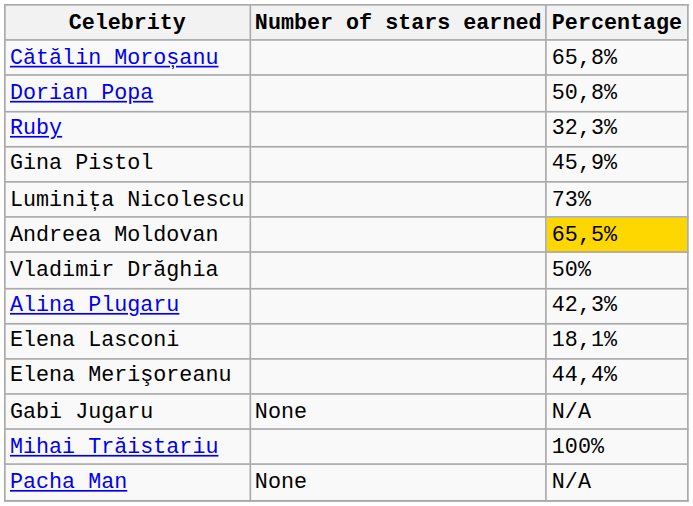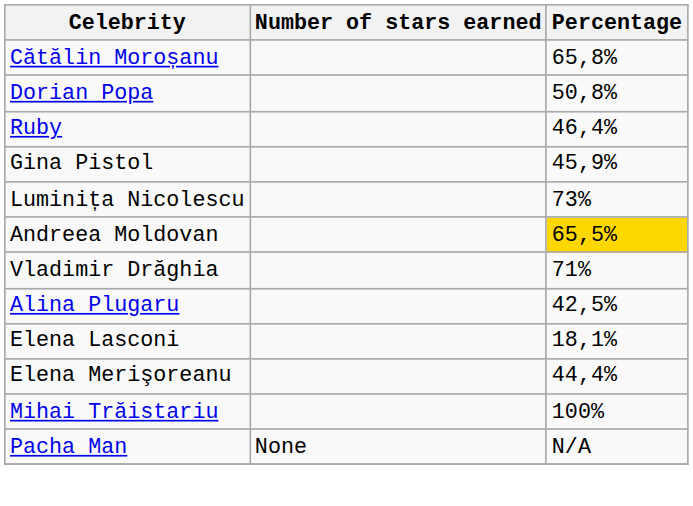(584, 129) 32,3% -> (584, 129) 46,4%
(571, 270) 50% -> (571, 270) 71%
(584, 306) 42,3% -> (584, 306) 42,5%
- row: (82, 412)
